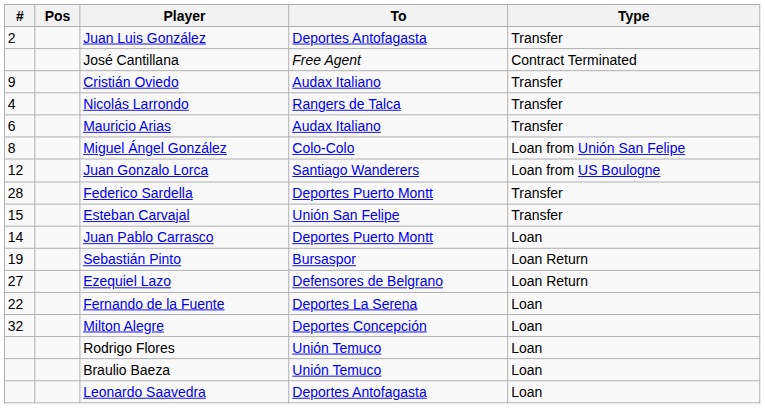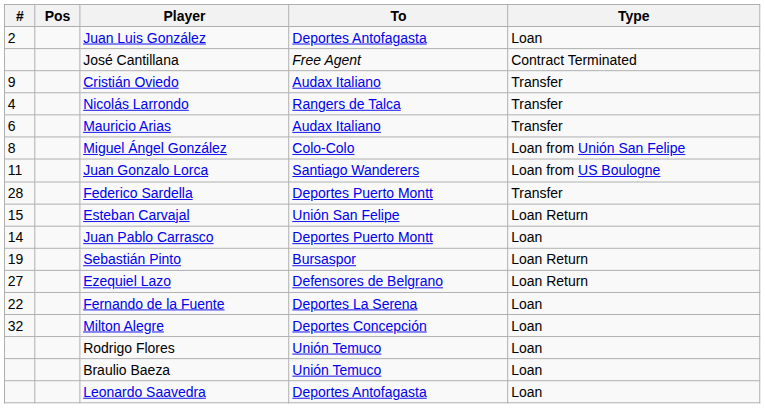(537, 38) Transfer -> (527, 38) Loan
(15, 171) 12 -> (15, 171) 11
(537, 215) Transfer -> (550, 215) Loan Return
